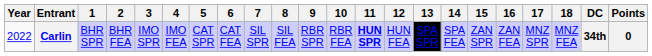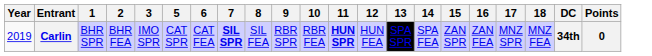- column: (176, 13)
(19, 36) 2022 -> (19, 36) 2019
(258, 36) normal -> (231, 36) bold
